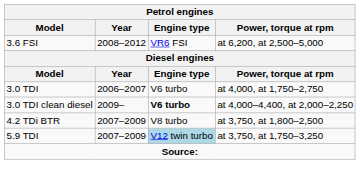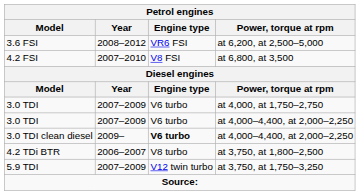+ row: (22, 58)
(122, 89) 2006–2007 -> (122, 105) 2007–2009
+ row: (22, 120)
(122, 120) 2007–2009 -> (122, 151) 2006–2007
(182, 136) lightblue background -> (182, 167) no background
